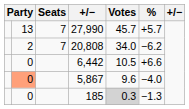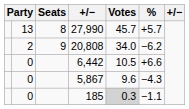(63, 29) 7 -> (63, 29) 8
(63, 46) 7 -> (63, 46) 9
(30, 79) lightsalmon background -> (30, 79) no background
(152, 79) −4.0 -> (152, 79) −4.3
(152, 96) −1.3 -> (152, 96) −1.1
